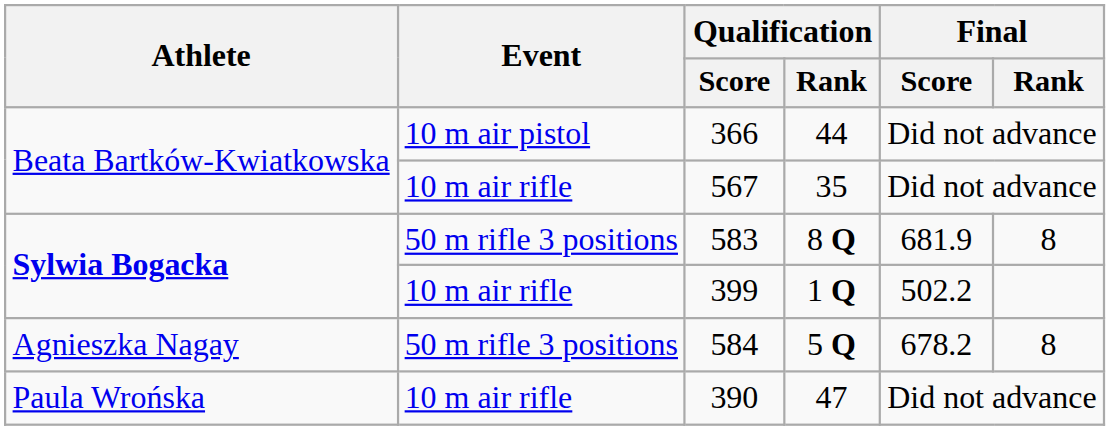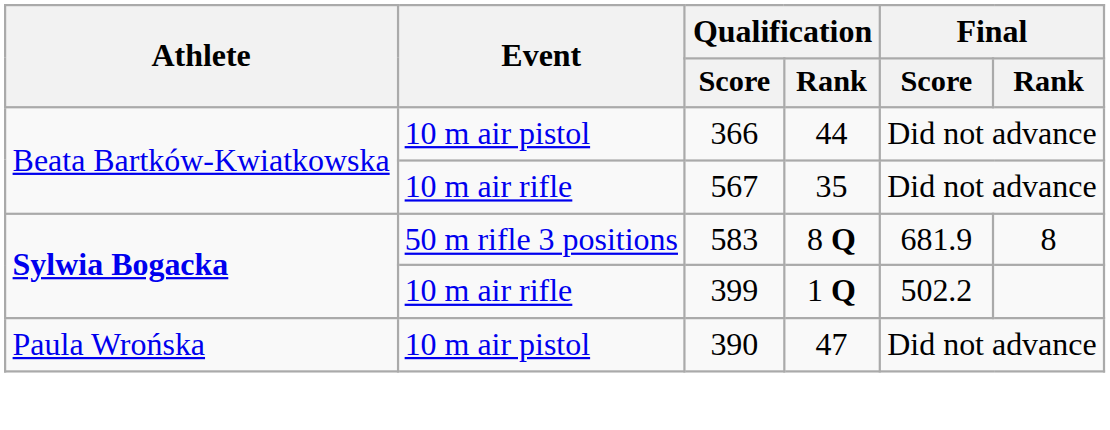- row: (734, 344)
(488, 397) 10 m air rifle -> (497, 344) 10 m air pistol
